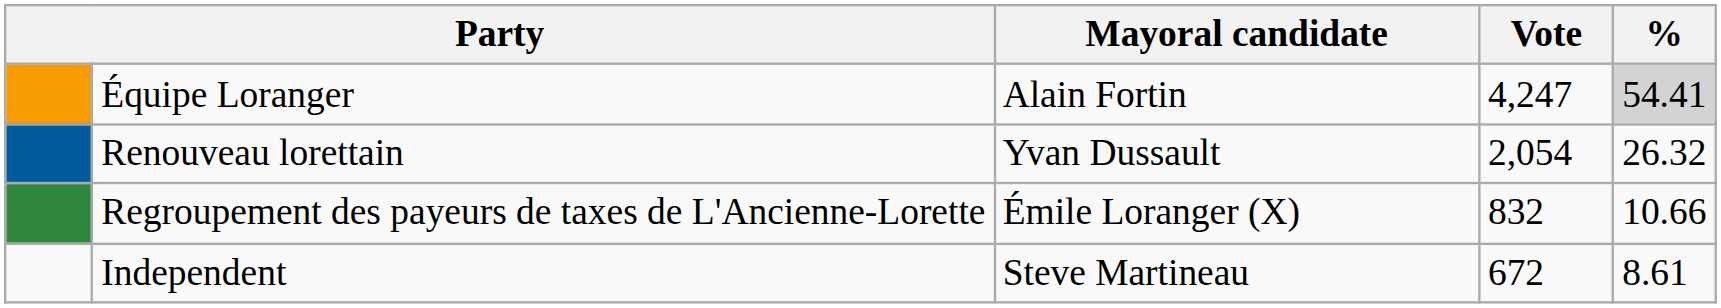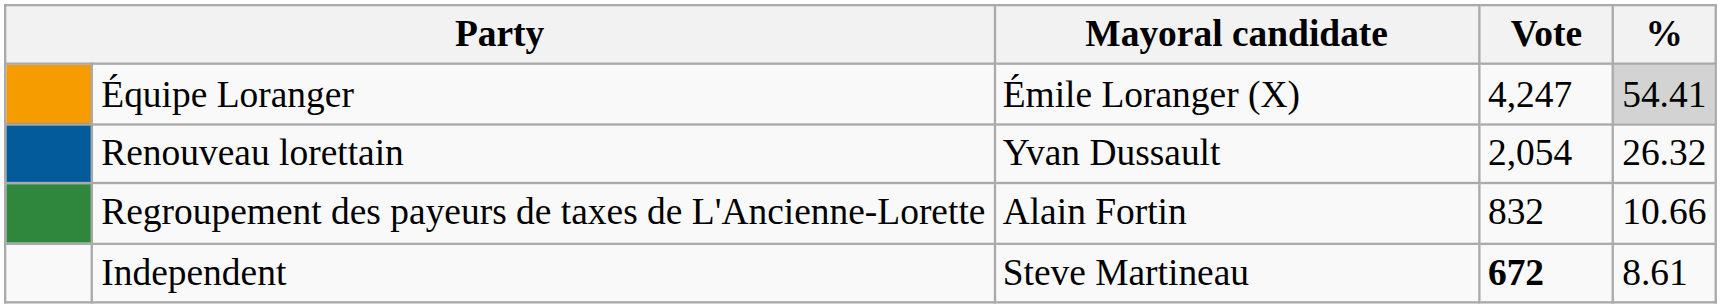(1095, 93) Alain Fortin -> (1151, 93) Émile Loranger (X)
(1151, 212) Émile Loranger (X) -> (1095, 212) Alain Fortin
(1516, 271) normal -> (1516, 271) bold
